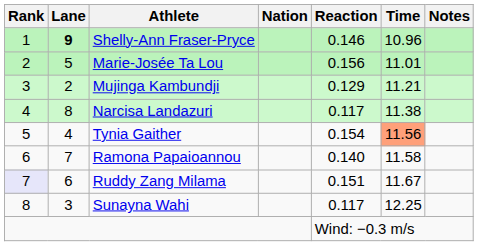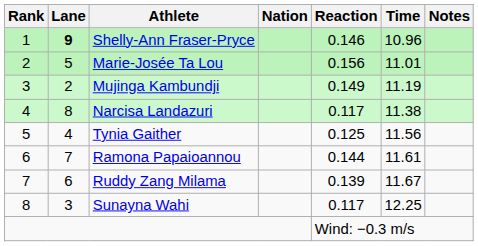(346, 87) 0.129 -> (346, 87) 0.149
(403, 87) 11.21 -> (403, 87) 11.19
(346, 134) 0.154 -> (346, 134) 0.125
(403, 134) lightsalmon background -> (403, 134) no background
(346, 157) 0.140 -> (346, 157) 0.144
(403, 157) 11.58 -> (403, 157) 11.61
(26, 181) lavender background -> (26, 181) no background
(346, 181) 0.151 -> (346, 181) 0.139
